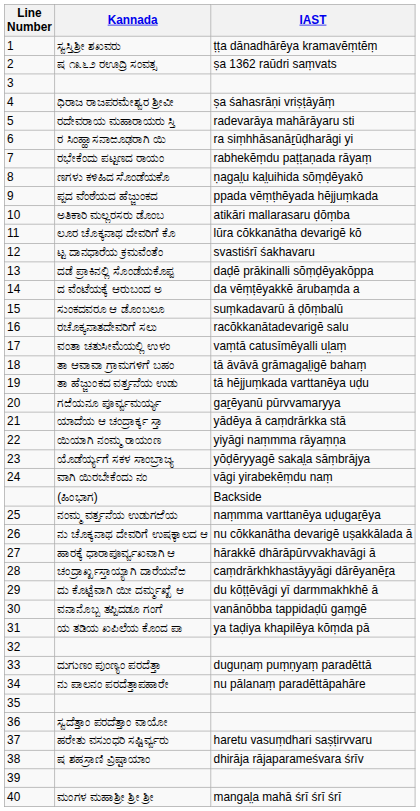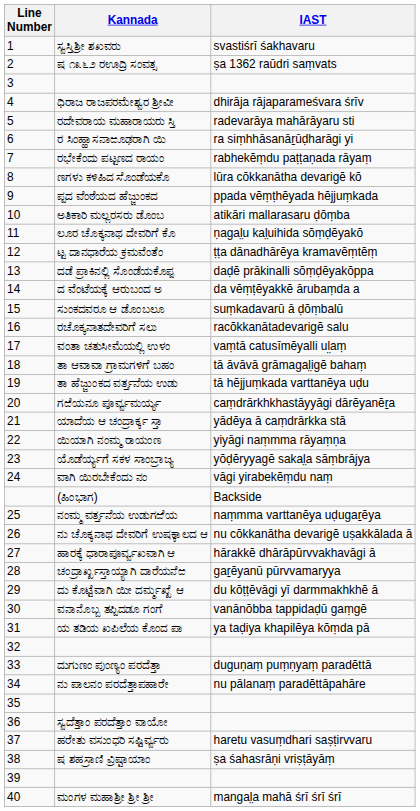(295, 45) ṭṭa dānadhārĕya kramavĕṃtĕṃ -> (264, 45) svastiśrī śakhavaru
(274, 102) ṣa śahasrāṇi vriṣṭāyāṃ -> (289, 102) dhirāja rājaparameśvara śrīv
(288, 177) ṇagal̤u kal̤uihida sŏṃḍĕyakŏ -> (288, 177) lūra cŏkkanātha devarigĕ kŏ
(288, 233) lūra cŏkkanātha devarigĕ kŏ -> (288, 233) ṇagal̤u kal̤uihida sŏṃḍĕyakŏ
(264, 252) svastiśrī śakhavaru -> (295, 252) ṭṭa dānadhārĕya kramavĕṃtĕṃ
(277, 402) gaṟĕyanū pūrvvamaryya -> (304, 402) caṃdrārkhkhastāyyāgi dārĕyanĕṟa
(304, 571) caṃdrārkhkhastāyyāgi dārĕyanĕṟa -> (277, 571) gaṟĕyanū pūrvvamaryya
(289, 759) dhirāja rājaparameśvara śrīv -> (274, 759) ṣa śahasrāṇi vriṣṭāyāṃ
